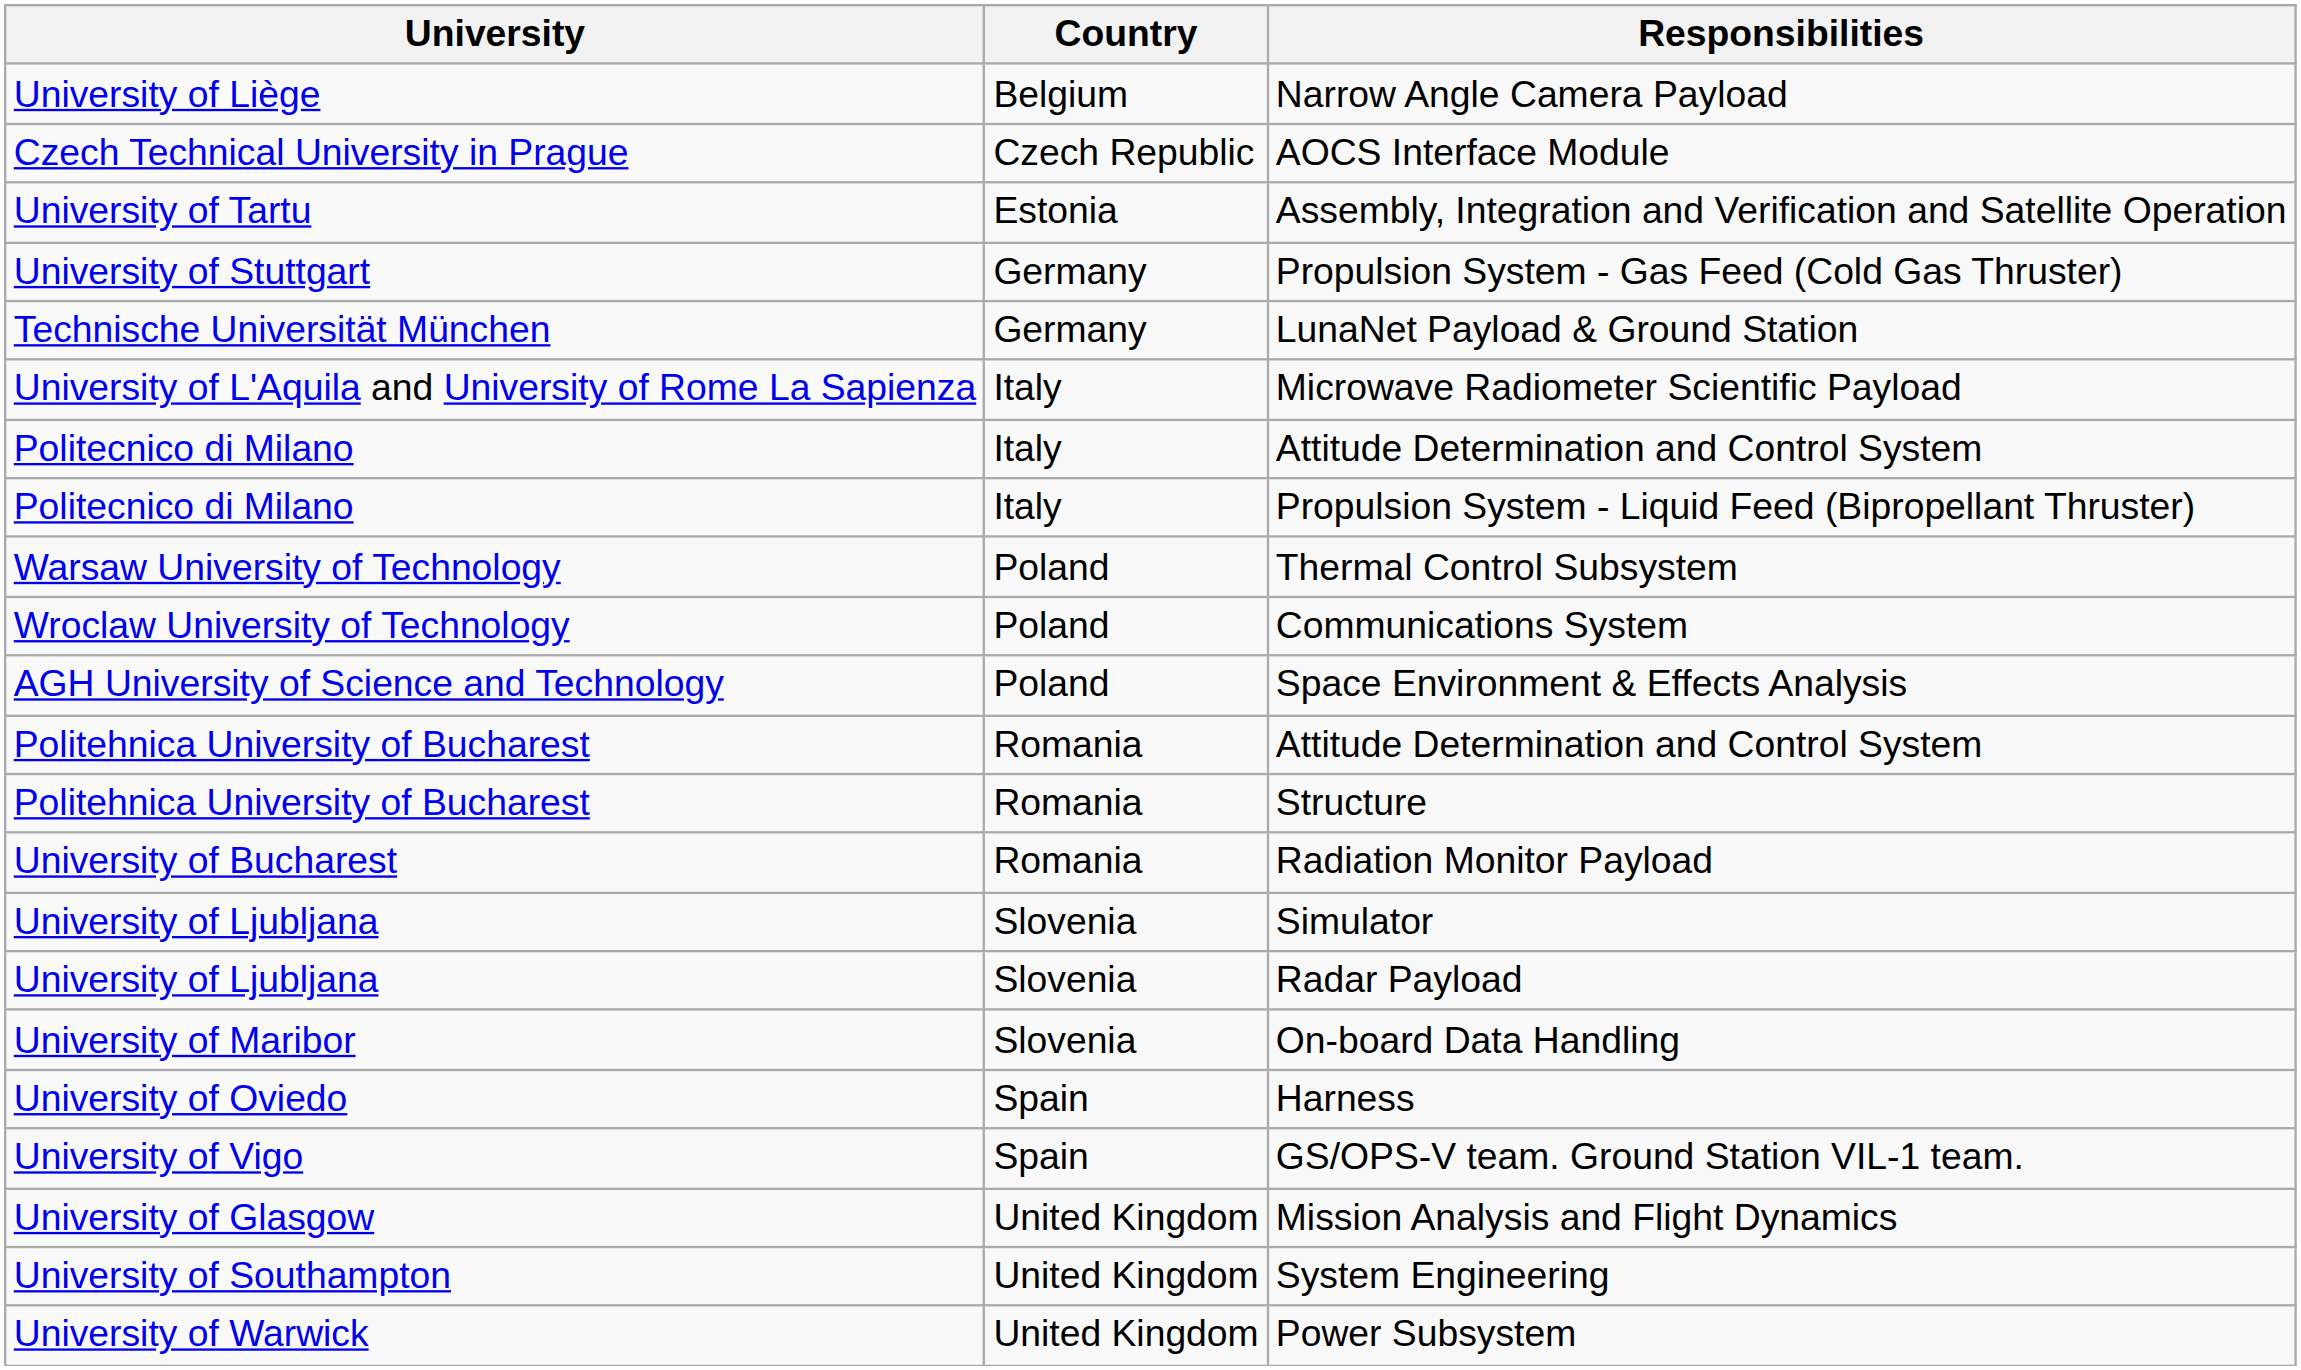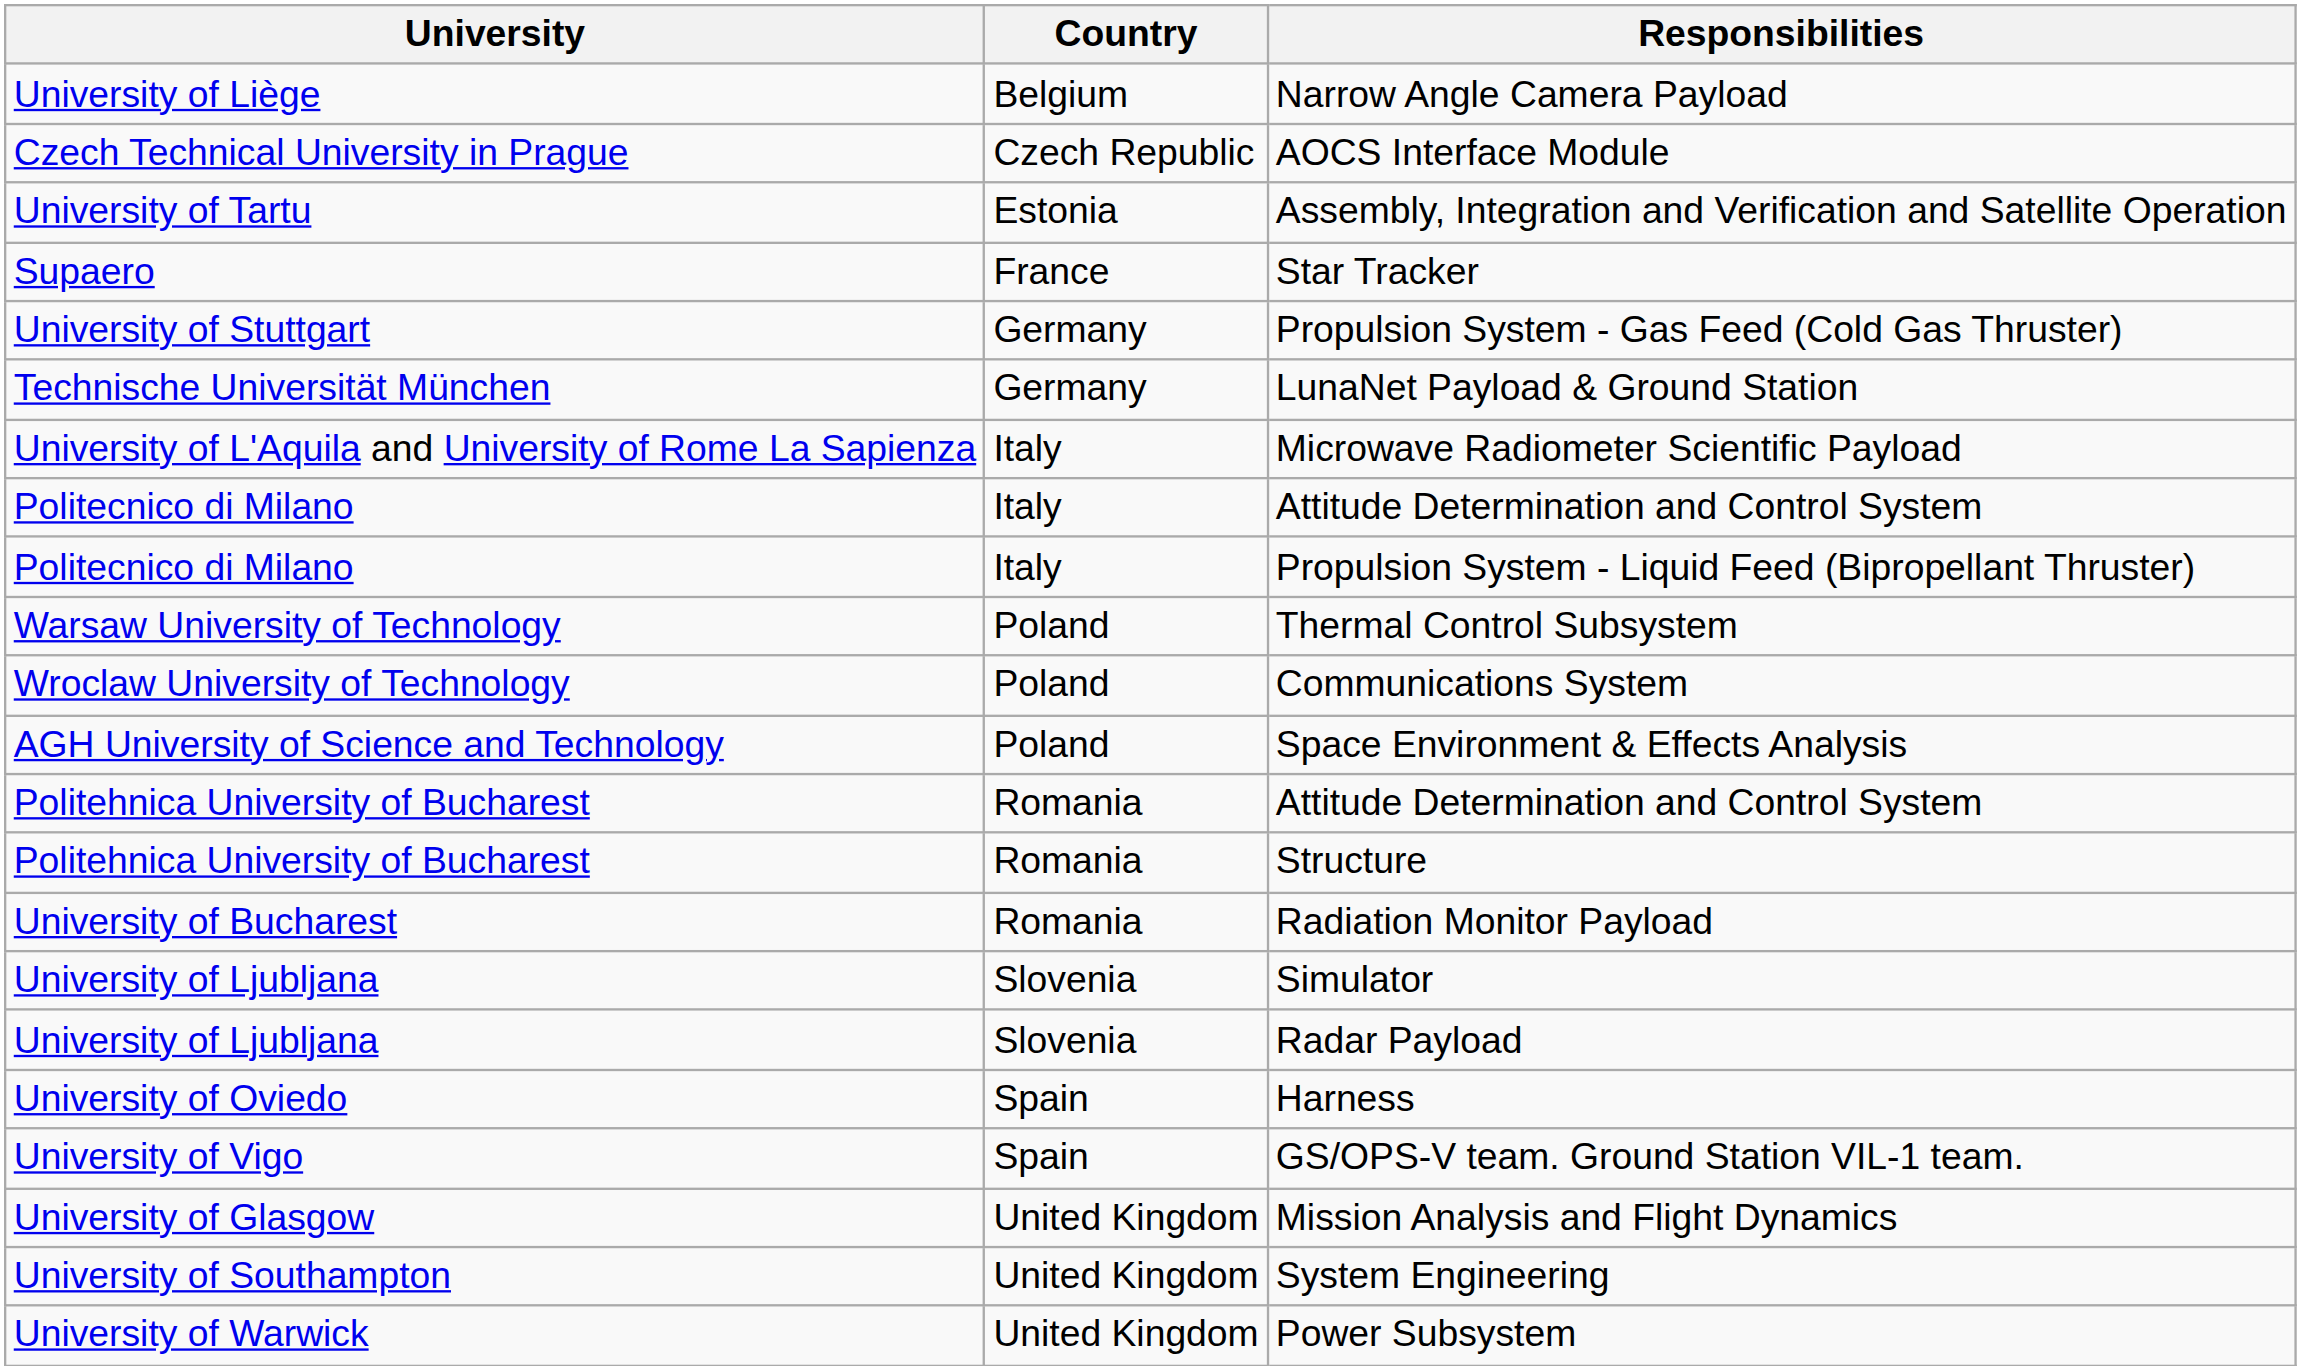+ row: (84, 270)
- row: (185, 1039)
